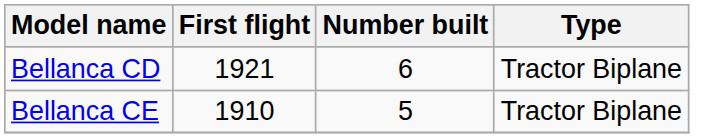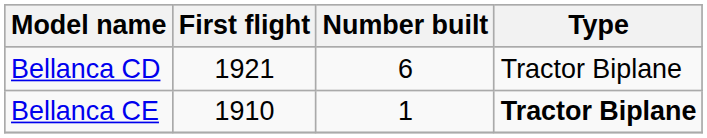(405, 111) 5 -> (405, 111) 1
(591, 111) normal -> (599, 111) bold
